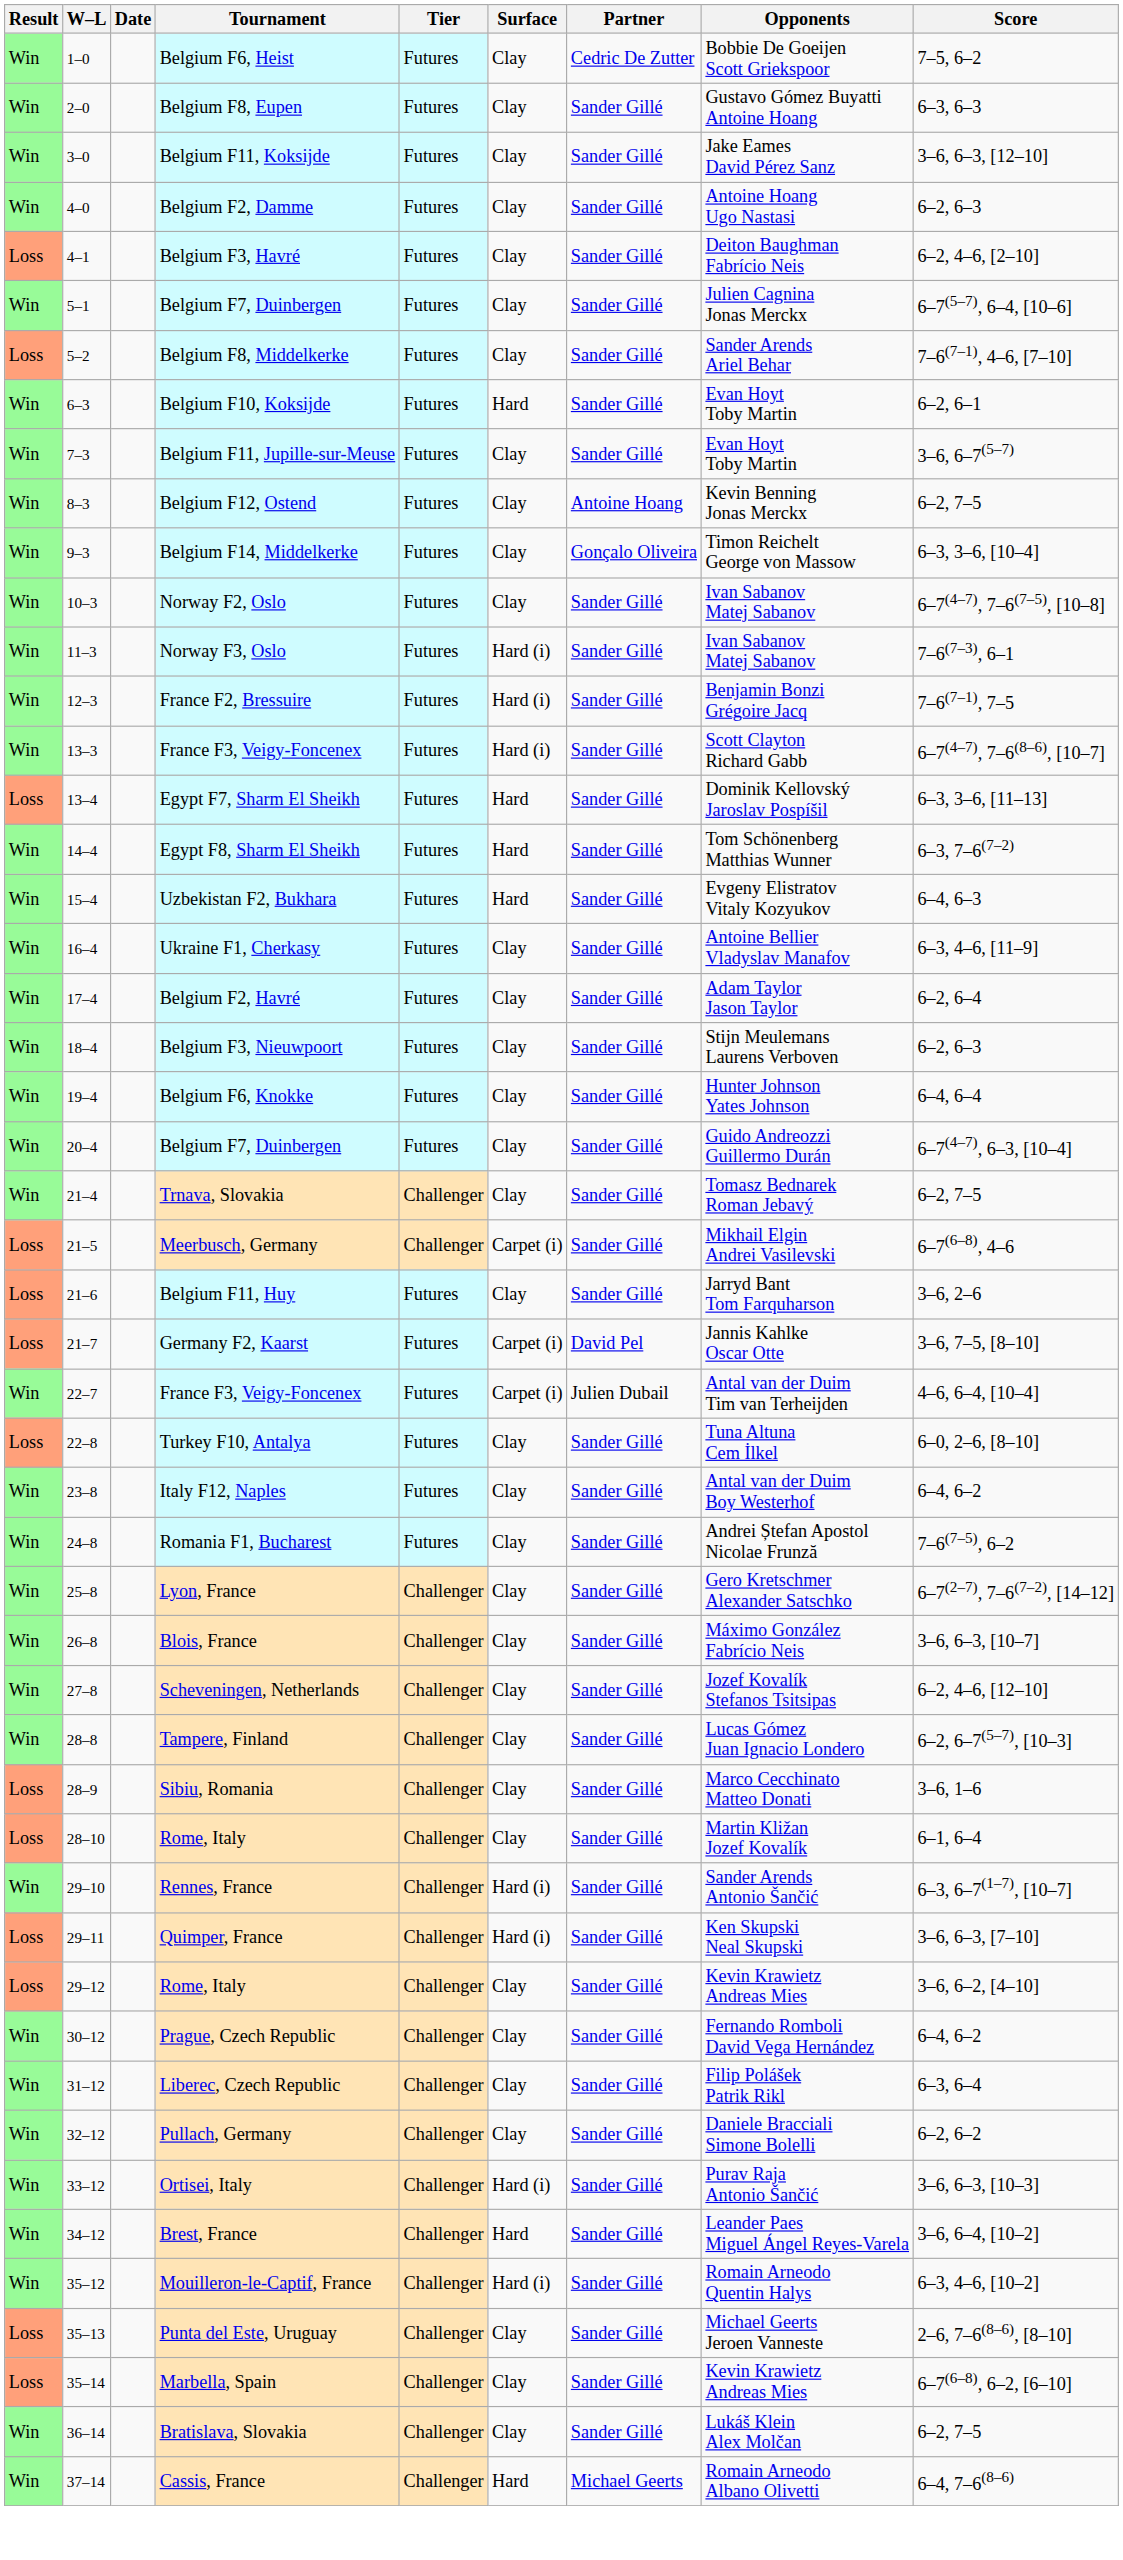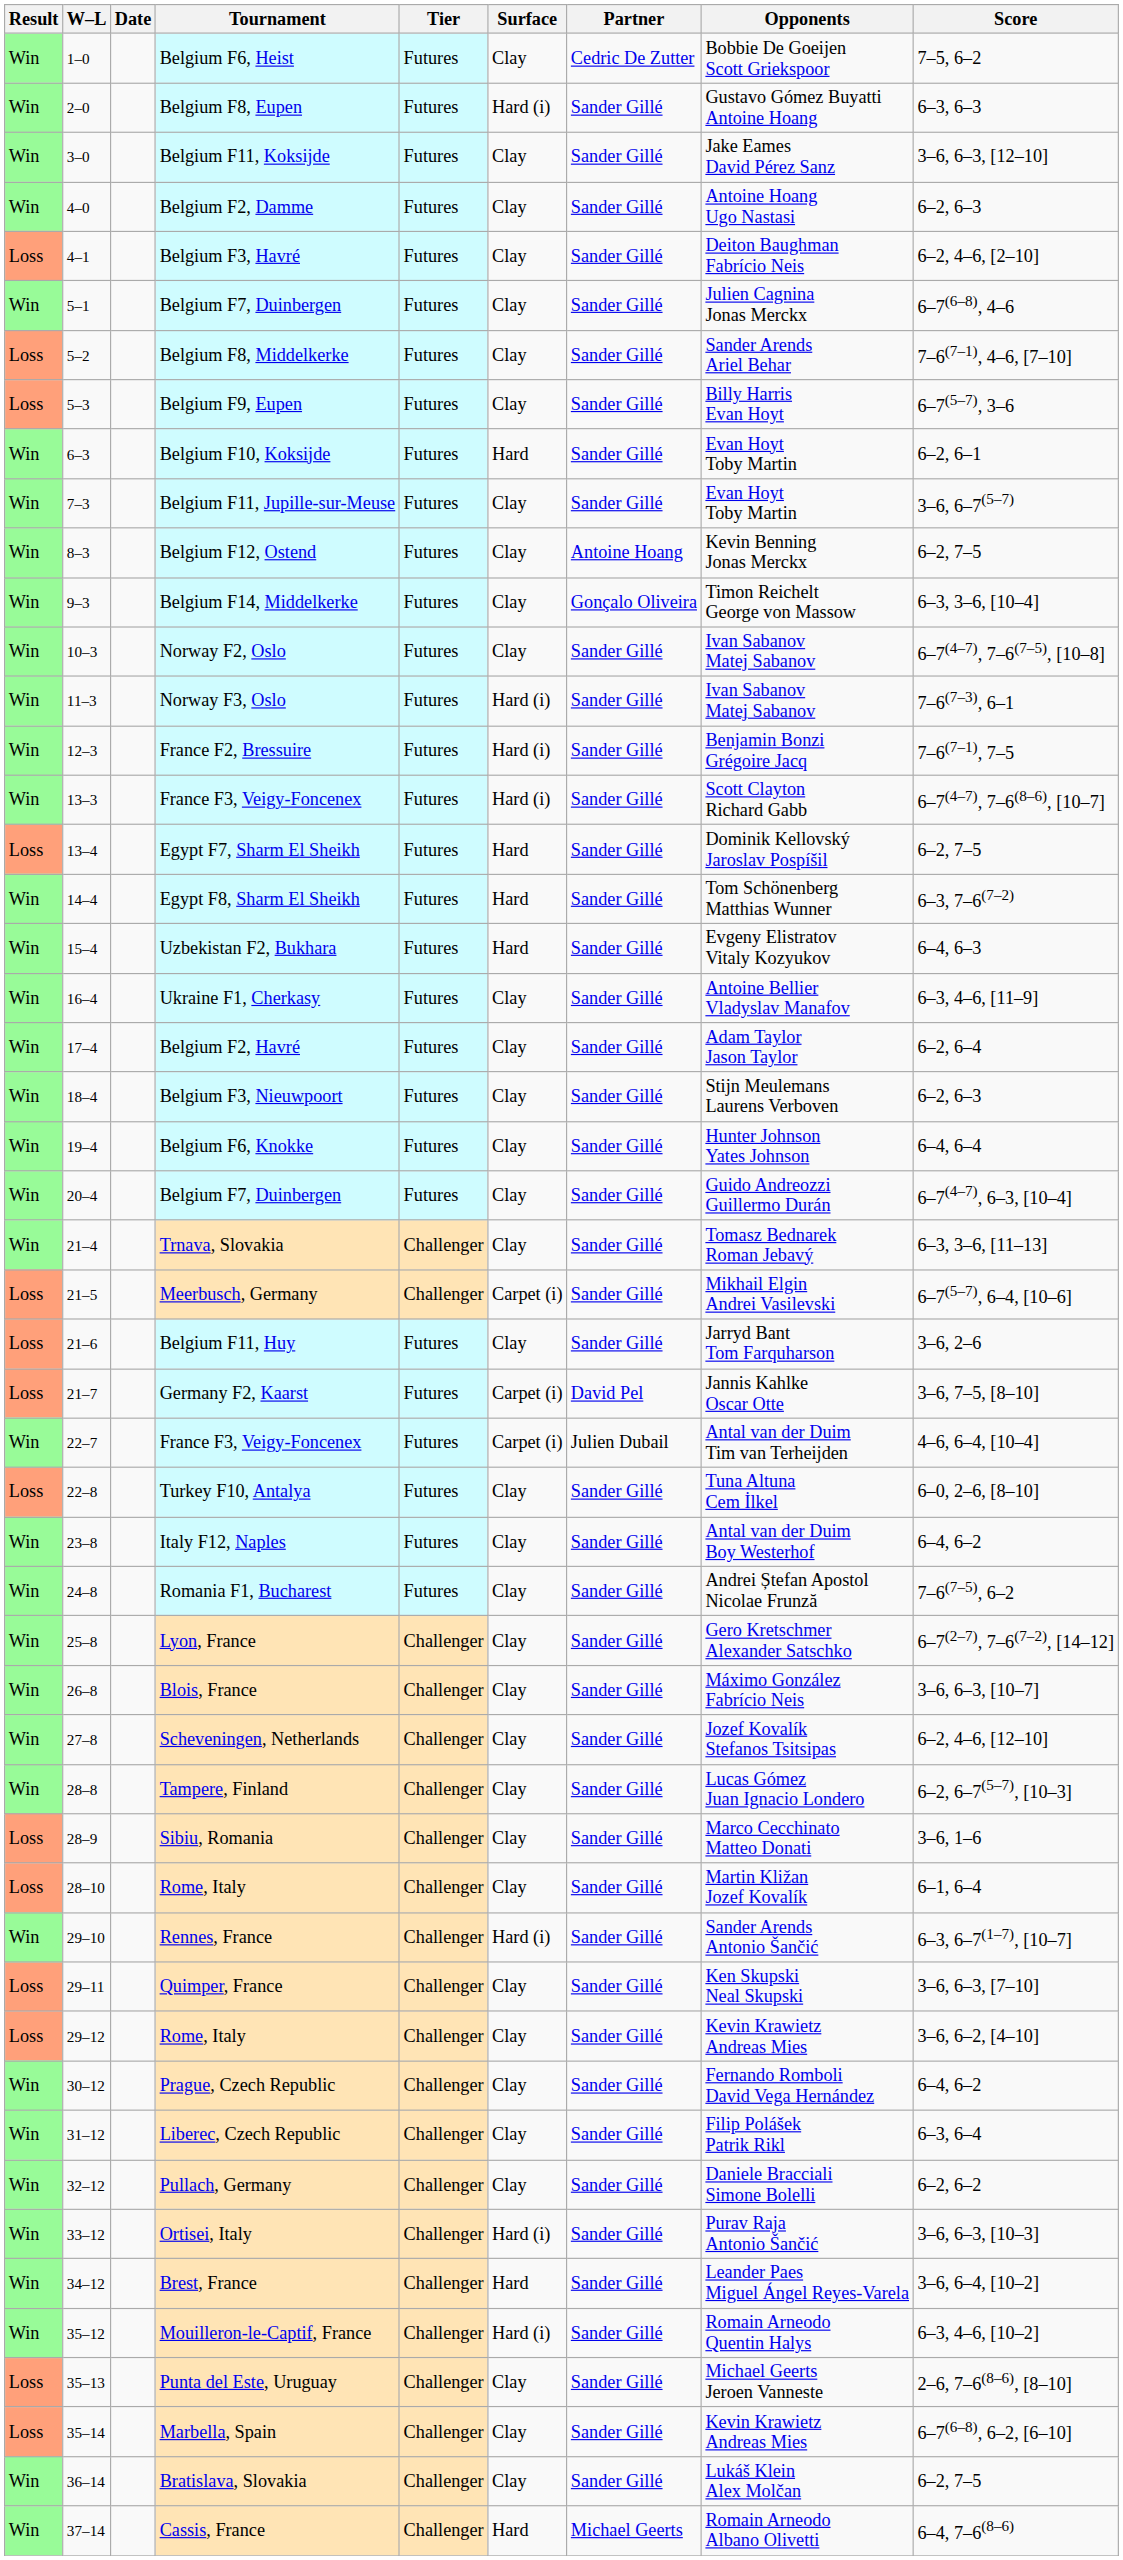(509, 107) Clay -> (521, 107) Hard (i)
(995, 305) 6–7(5–7), 6–4, [10–6] -> (966, 305) 6–7(6–8), 4–6
+ row: (78, 405)
(982, 799) 6–3, 3–6, [11–13] -> (949, 849) 6–2, 7–5
(949, 1195) 6–2, 7–5 -> (982, 1244) 6–3, 3–6, [11–13]
(966, 1244) 6–7(6–8), 4–6 -> (995, 1294) 6–7(5–7), 6–4, [10–6]
(521, 1937) Hard (i) -> (509, 1986) Clay
